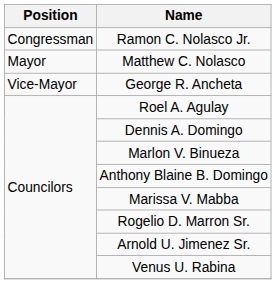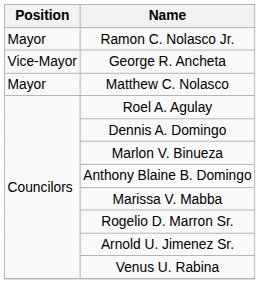(50, 39) Congressman -> (27, 39) Mayor
rows swapped: (184, 61) <-> (184, 84)
